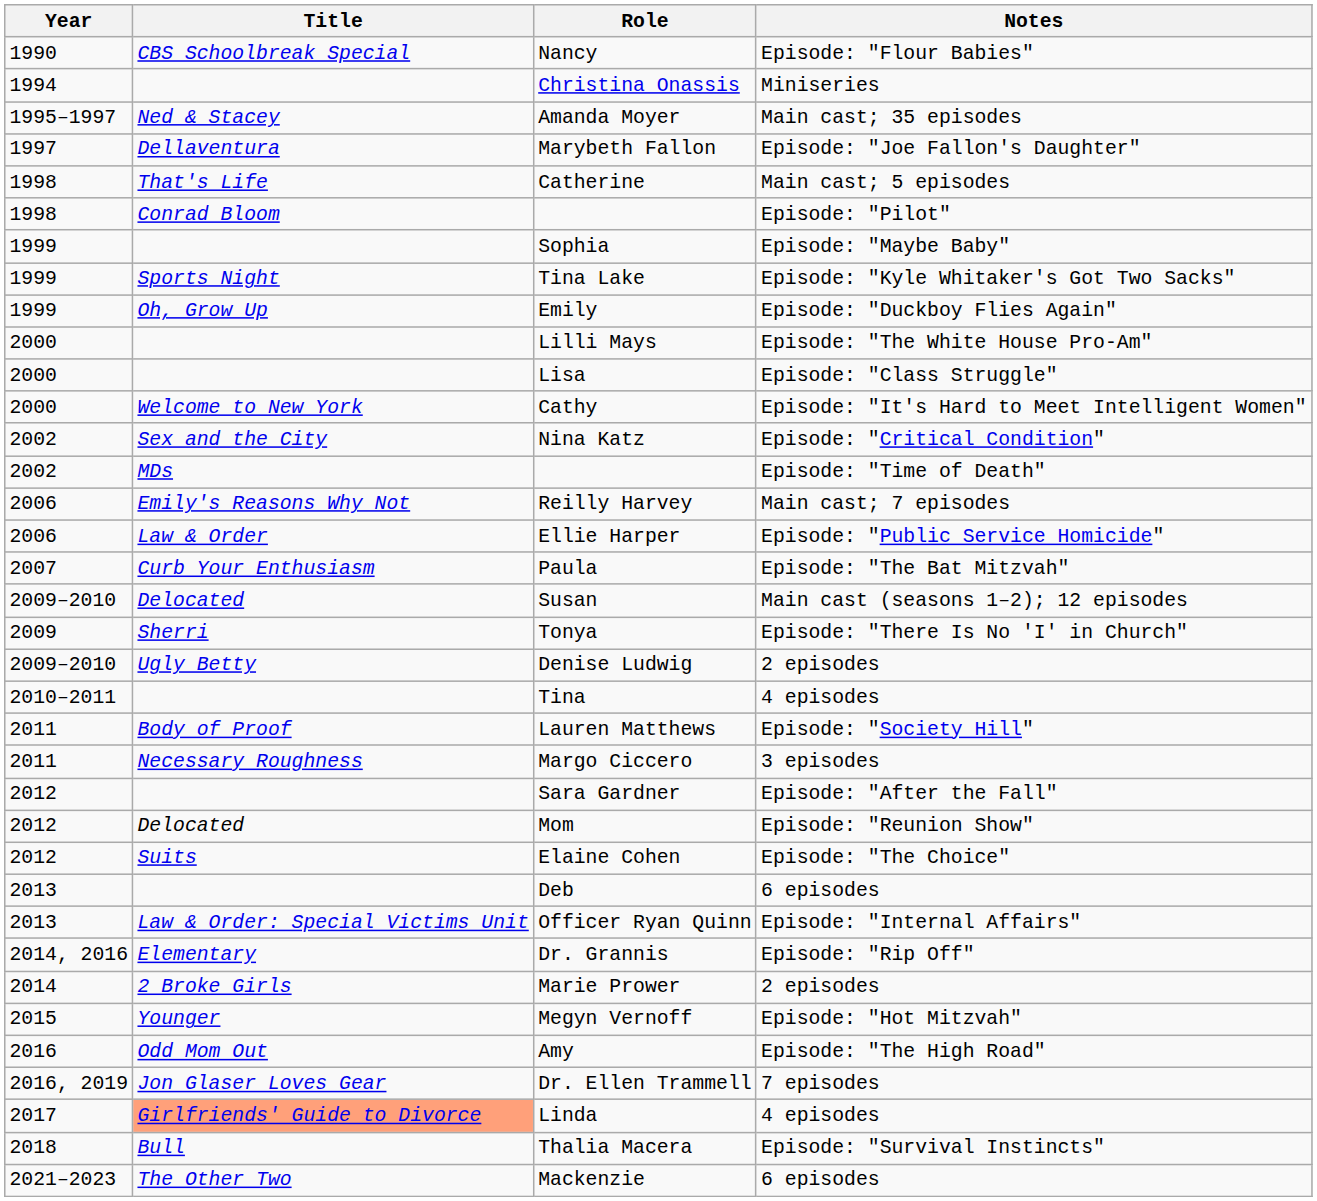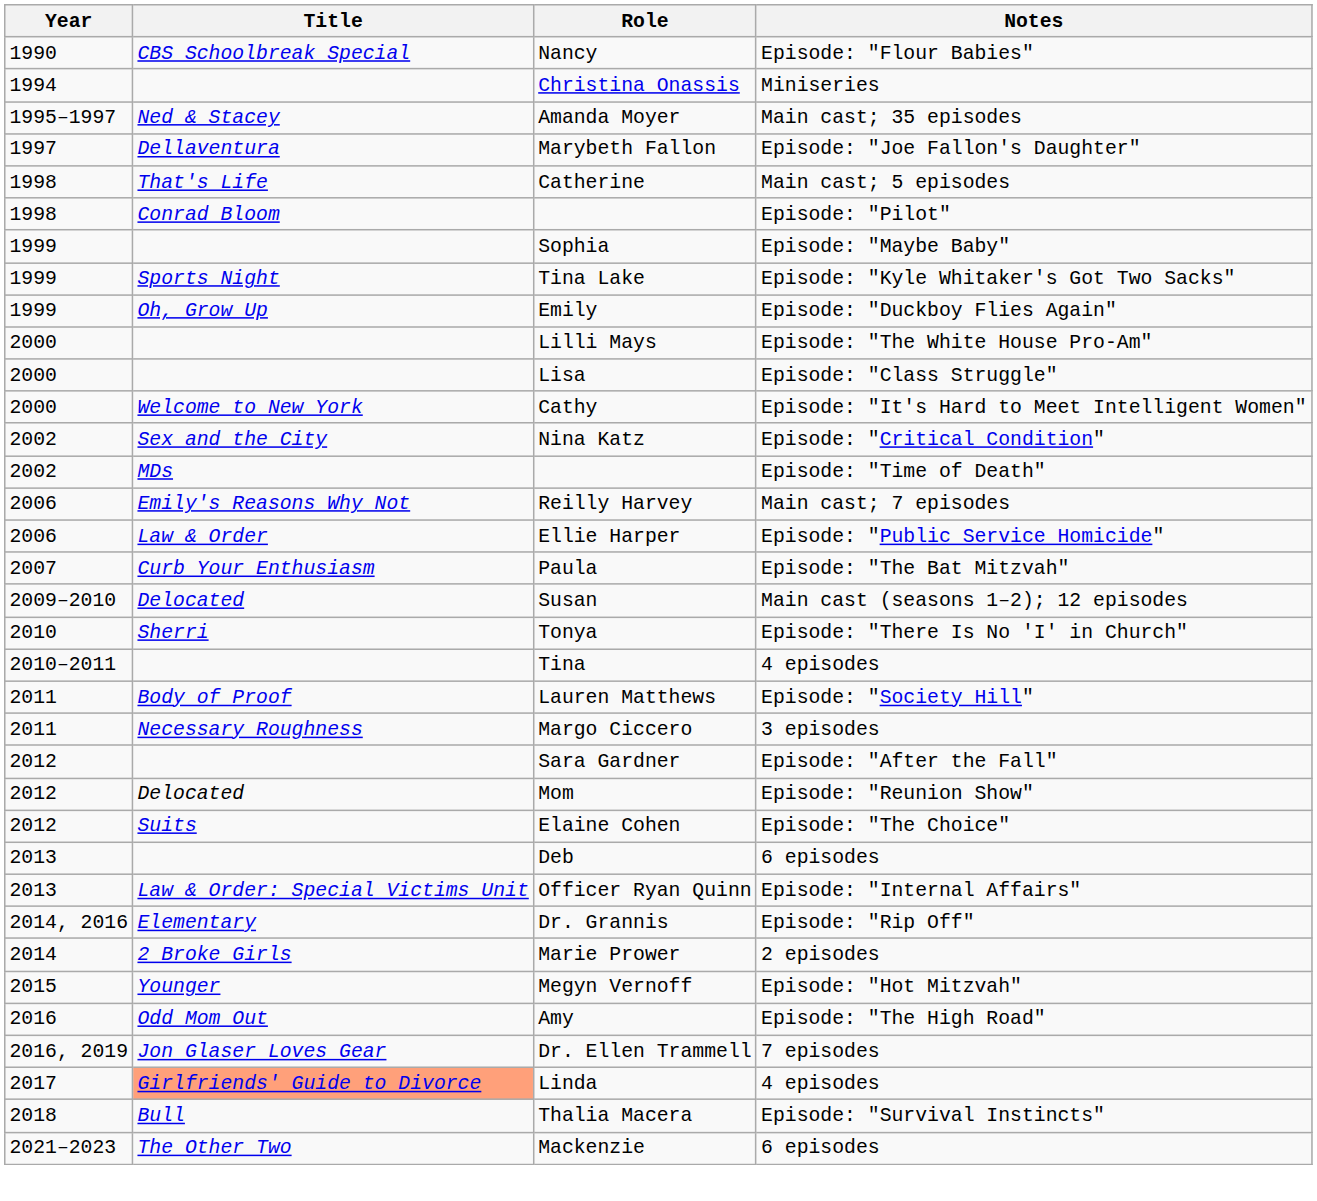(33, 633) 2009 -> (33, 633) 2010
- row: (615, 665)
